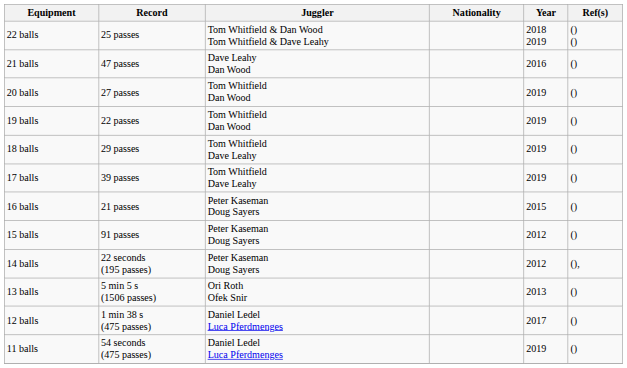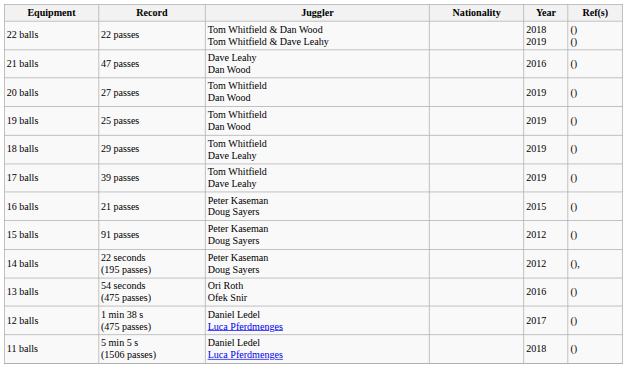(120, 35) 25 passes -> (120, 35) 22 passes
(120, 121) 22 passes -> (120, 121) 25 passes
(129, 292) 5 min 5 s (1506 passes) -> (126, 292) 54 seconds (475 passes)
(536, 292) 2013 -> (536, 292) 2016
(126, 349) 54 seconds (475 passes) -> (129, 349) 5 min 5 s (1506 passes)
(536, 349) 2019 -> (536, 349) 2018
